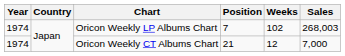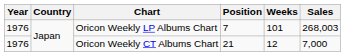(18, 28) 1974 -> (18, 28) 1976
(275, 28) 102 -> (275, 28) 101
(18, 43) 1974 -> (18, 43) 1976
